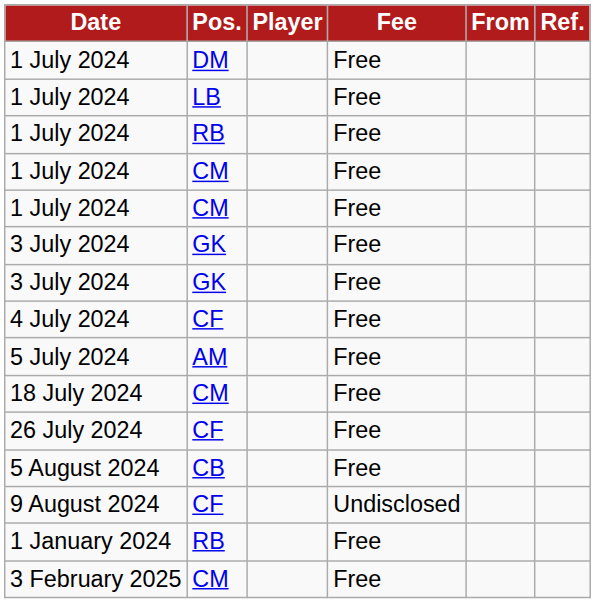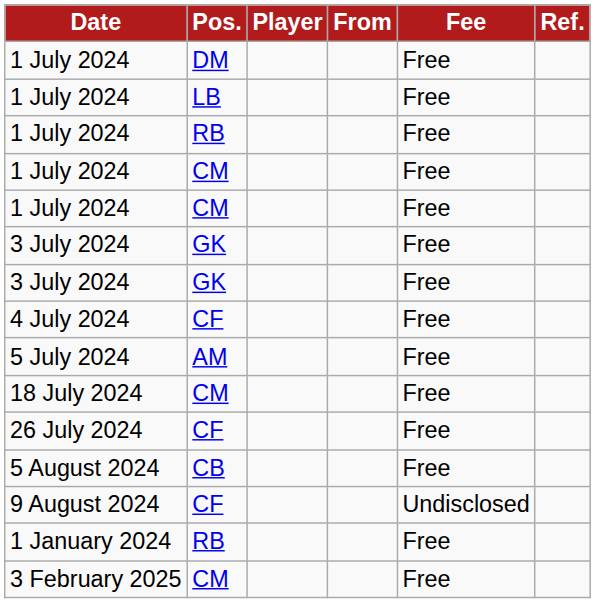columns swapped: (501, 23) <-> (397, 23)
